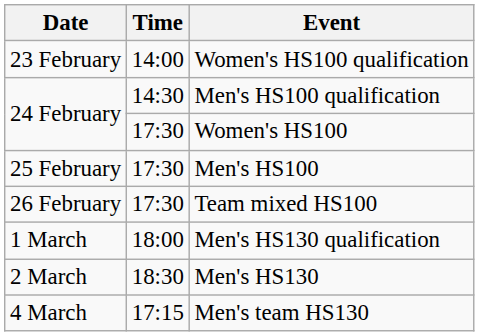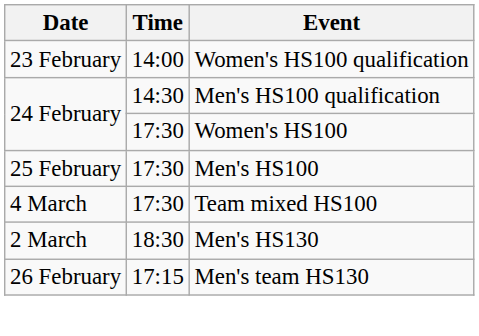(66, 204) 26 February -> (48, 204) 4 March
- row: (317, 240)
(48, 312) 4 March -> (66, 276) 26 February
